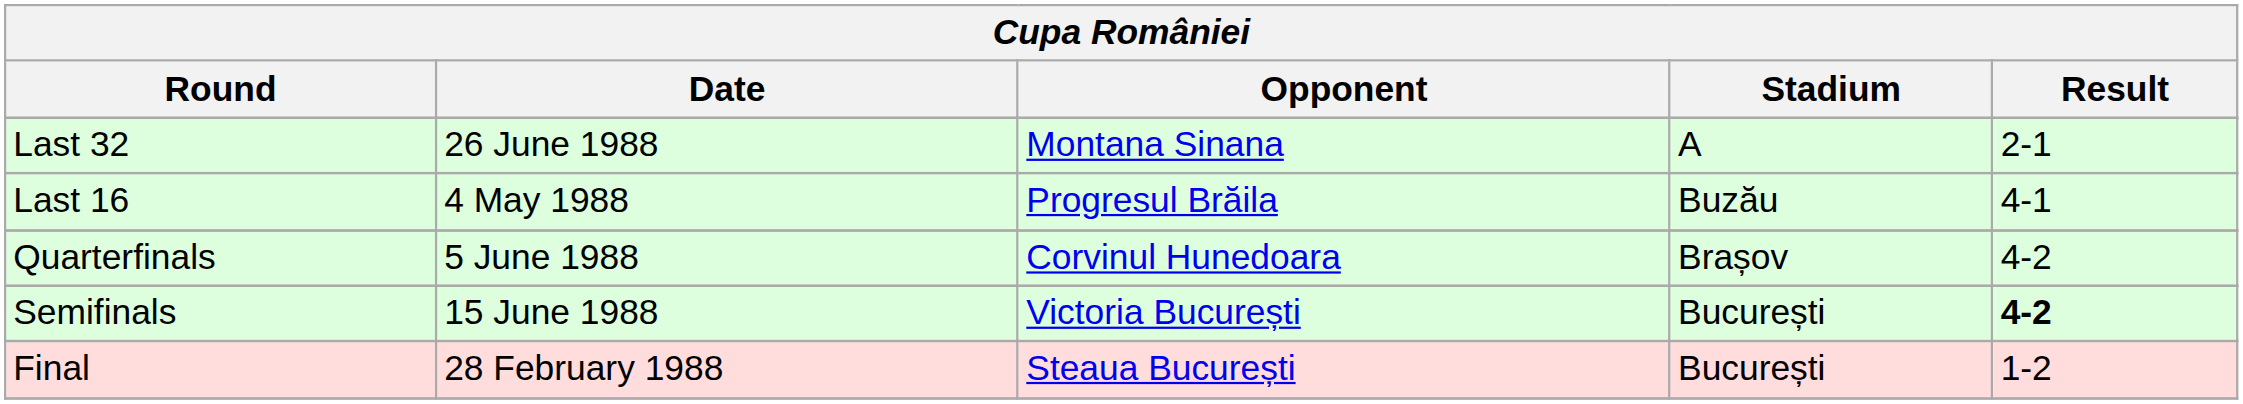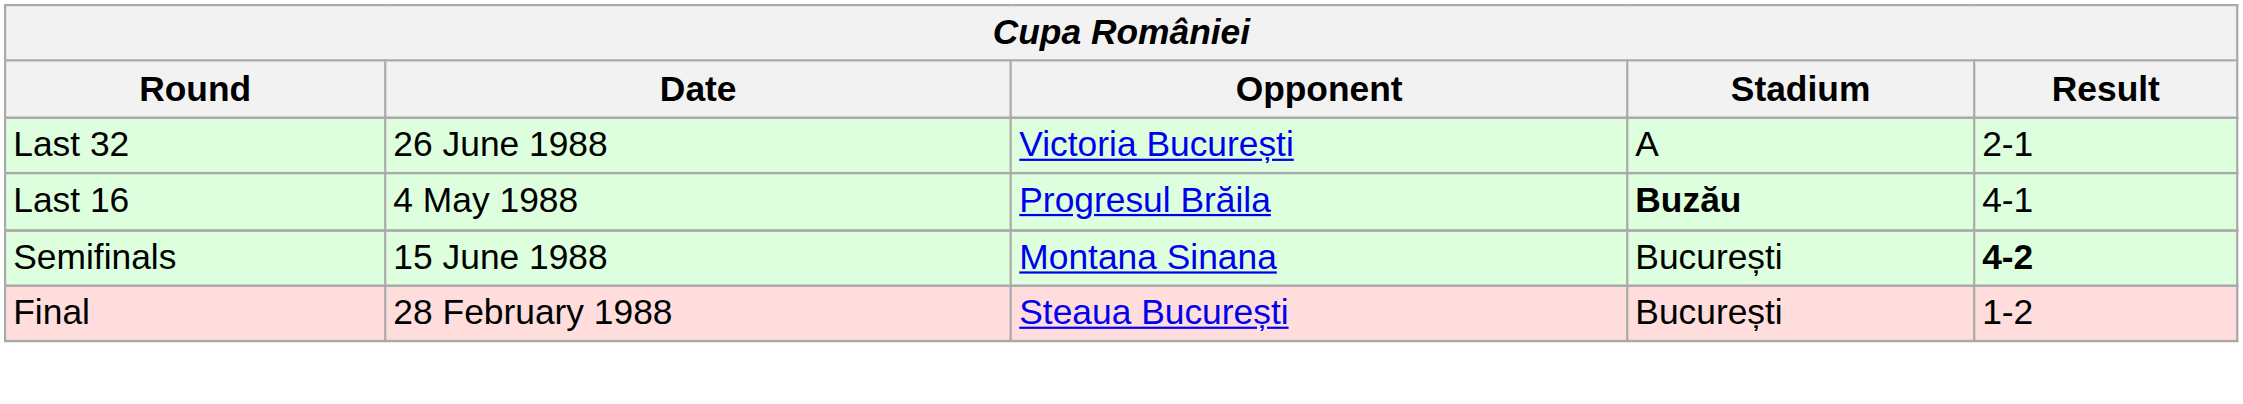(1155, 144) Montana Sinana -> (1157, 144) Victoria București
(1728, 200) normal -> (1688, 200) bold
- row: (114, 256)
(1164, 312) Victoria București -> (1148, 256) Montana Sinana
